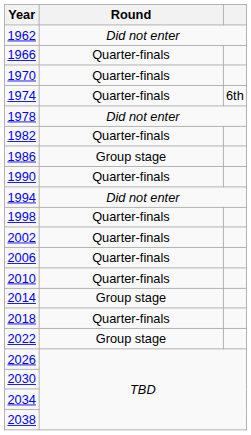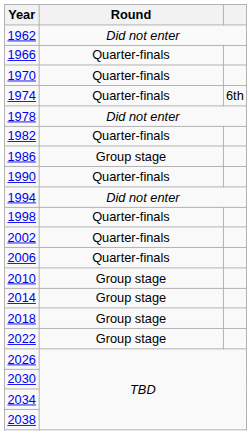(131, 278) Quarter-finals -> (131, 278) Group stage
(131, 319) Quarter-finals -> (131, 319) Group stage
